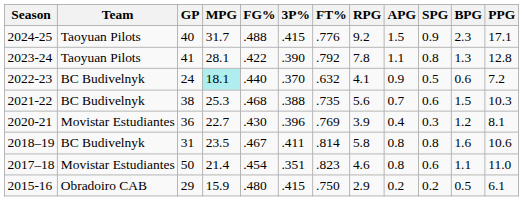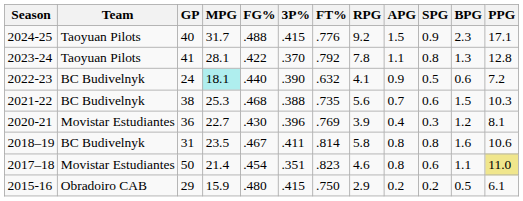(293, 57) .390 -> (293, 57) .370
(293, 79) .370 -> (293, 79) .390
(500, 164) no background -> (500, 164) khaki background
